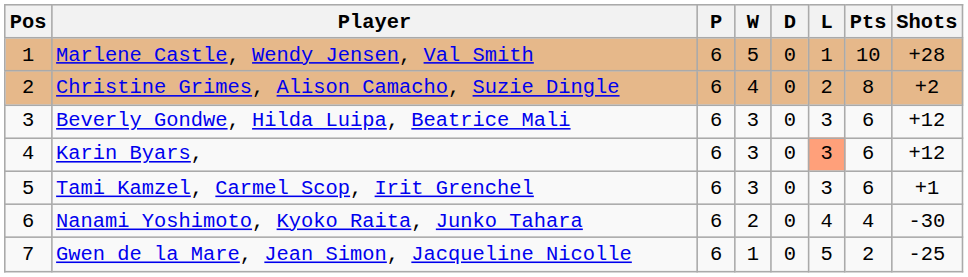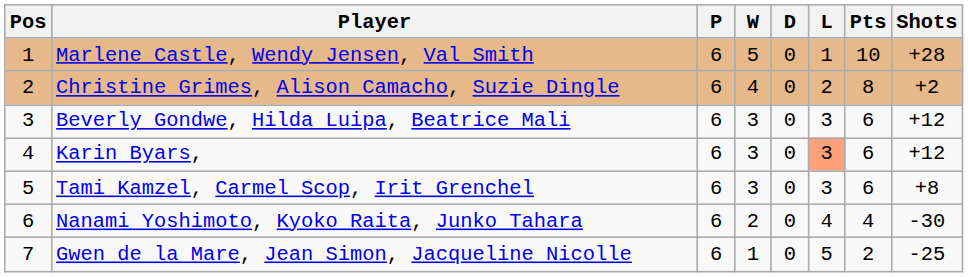(927, 188) +1 -> (927, 188) +8
